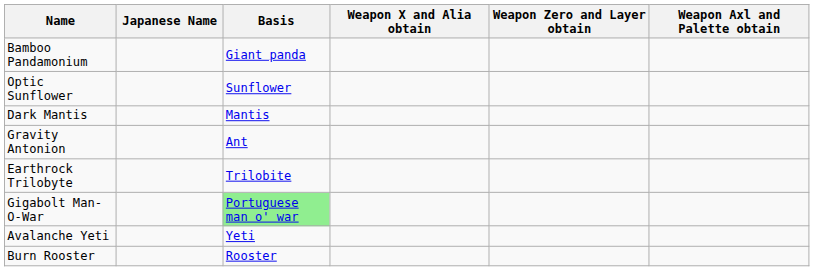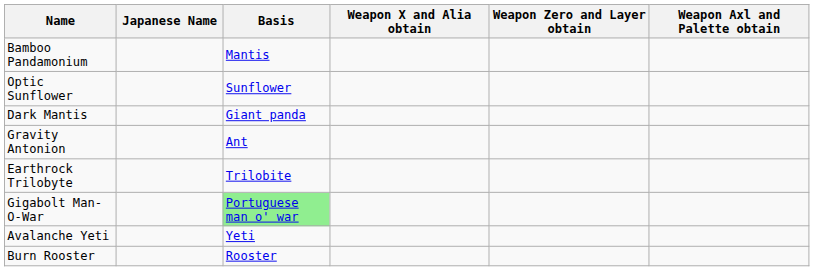(266, 55) Giant panda -> (248, 55) Mantis
(248, 115) Mantis -> (266, 115) Giant panda
